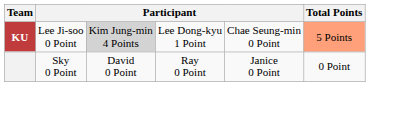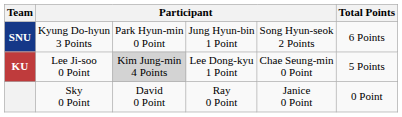+ row: (20, 36)
(334, 36) lightsalmon background -> (367, 66) no background
